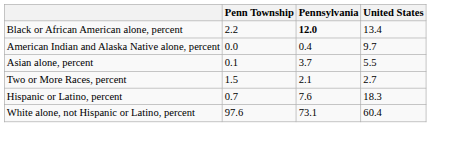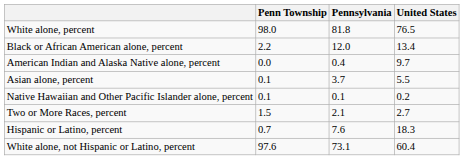+ row: (51, 29)
(308, 29) bold -> (341, 46) normal
+ row: (130, 96)
